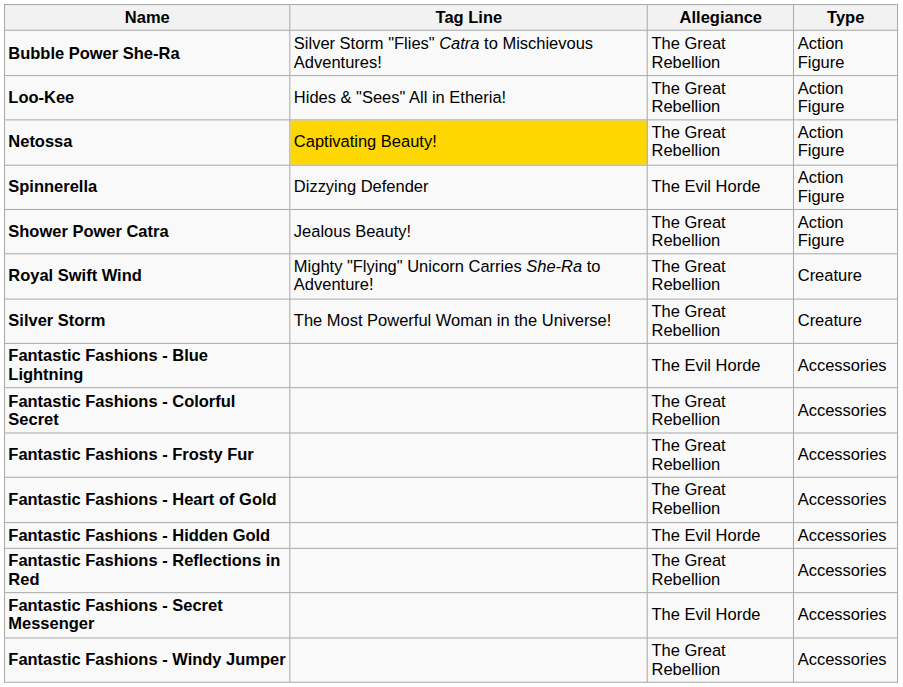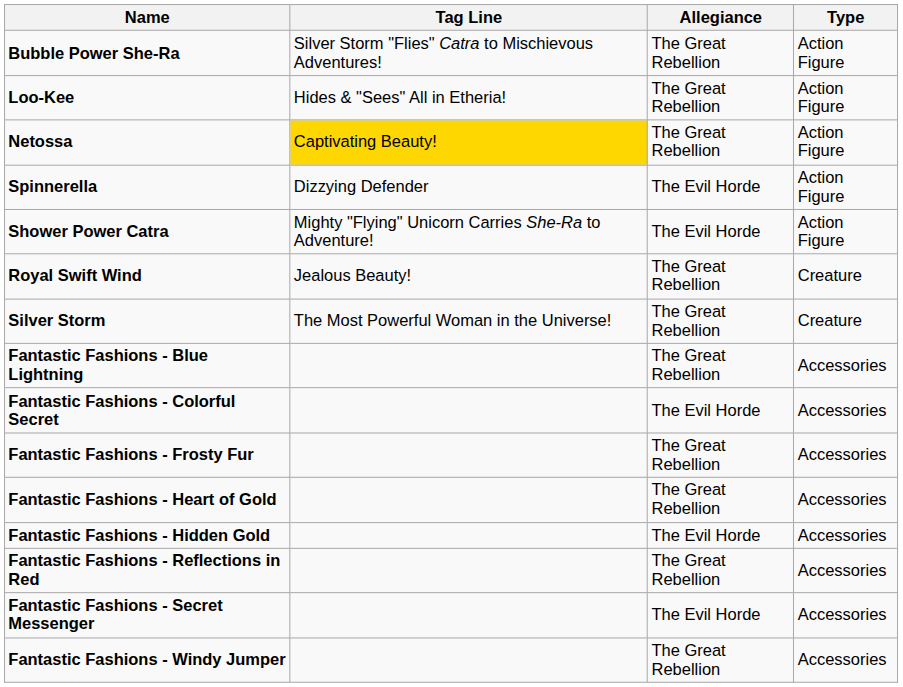(352, 231) Jealous Beauty! -> (447, 231) Mighty "Flying" Unicorn Carries She-Ra to Adventure!
(689, 231) The Great Rebellion -> (706, 231) The Evil Horde
(447, 276) Mighty "Flying" Unicorn Carries She-Ra to Adventure! -> (352, 276) Jealous Beauty!
(706, 365) The Evil Horde -> (689, 365) The Great Rebellion
(689, 410) The Great Rebellion -> (706, 410) The Evil Horde
